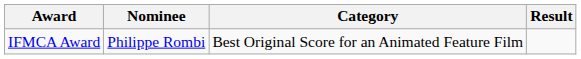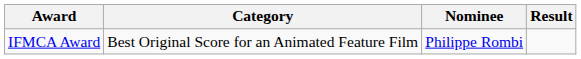columns swapped: (368, 16) <-> (156, 16)
